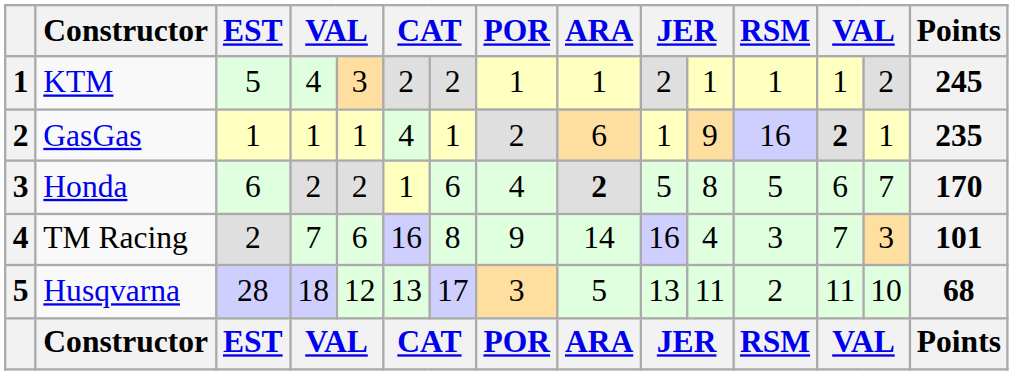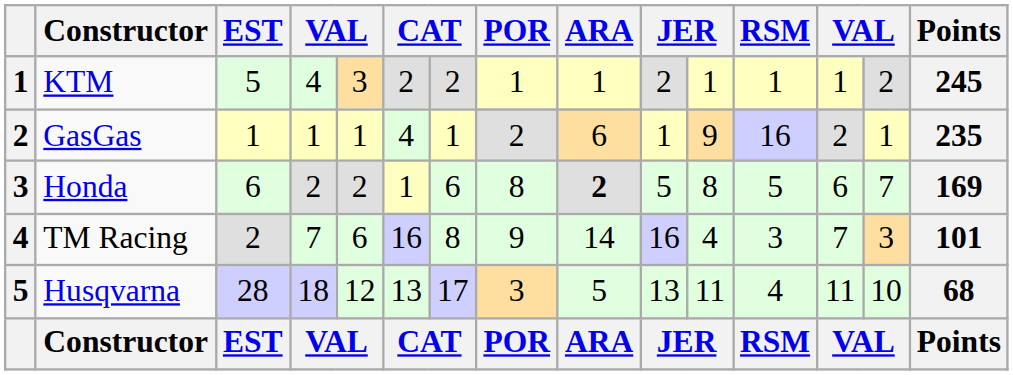(840, 134) bold -> (840, 134) normal
(517, 186) 4 -> (517, 186) 8
(959, 186) 170 -> (959, 186) 169
(775, 290) 2 -> (775, 290) 4
